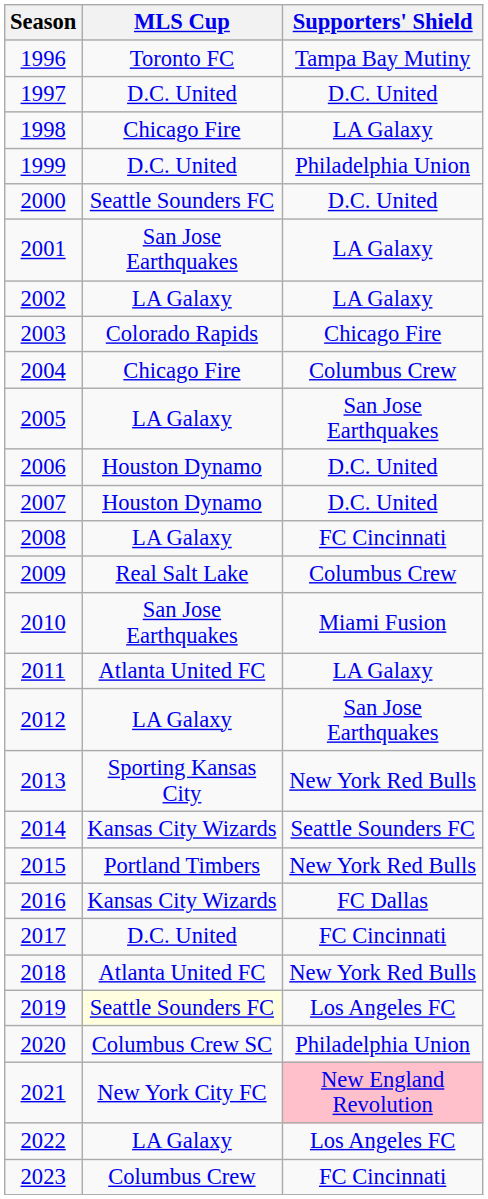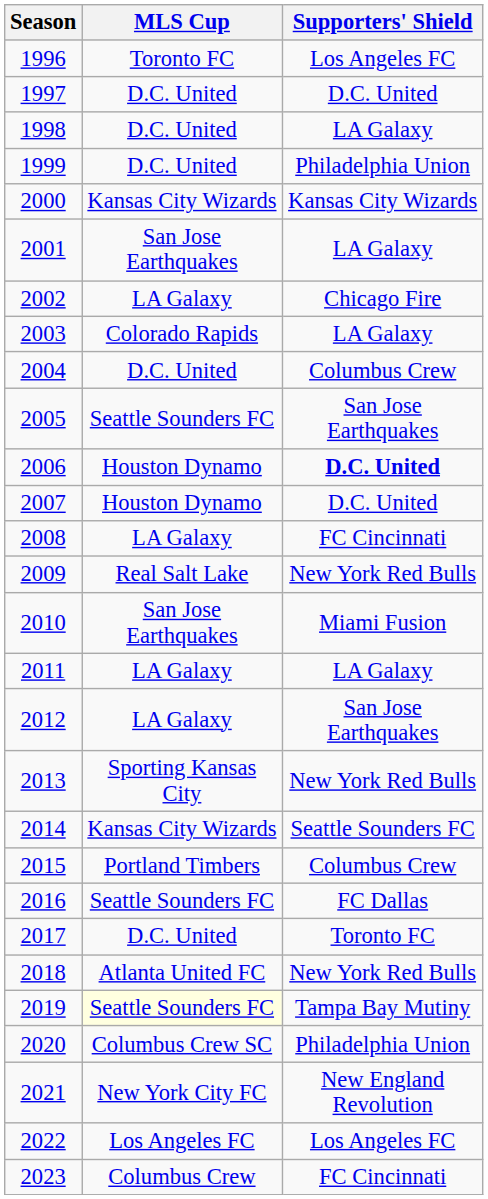(383, 58) Tampa Bay Mutiny -> (383, 58) Los Angeles FC
(182, 129) Chicago Fire -> (182, 129) D.C. United
(182, 201) Seattle Sounders FC -> (182, 201) Kansas City Wizards
(383, 201) D.C. United -> (383, 201) Kansas City Wizards
(383, 298) LA Galaxy -> (383, 298) Chicago Fire
(383, 333) Chicago Fire -> (383, 333) LA Galaxy
(182, 369) Chicago Fire -> (182, 369) D.C. United
(182, 418) LA Galaxy -> (182, 418) Seattle Sounders FC
(383, 466) normal -> (383, 466) bold
(383, 574) Columbus Crew -> (383, 574) New York Red Bulls
(182, 670) Atlanta United FC -> (182, 670) LA Galaxy
(383, 864) New York Red Bulls -> (383, 864) Columbus Crew
(182, 900) Kansas City Wizards -> (182, 900) Seattle Sounders FC
(383, 936) FC Cincinnati -> (383, 936) Toronto FC
(383, 1007) Los Angeles FC -> (383, 1007) Tampa Bay Mutiny
(383, 1092) pink background -> (383, 1092) no background
(182, 1140) LA Galaxy -> (182, 1140) Los Angeles FC
